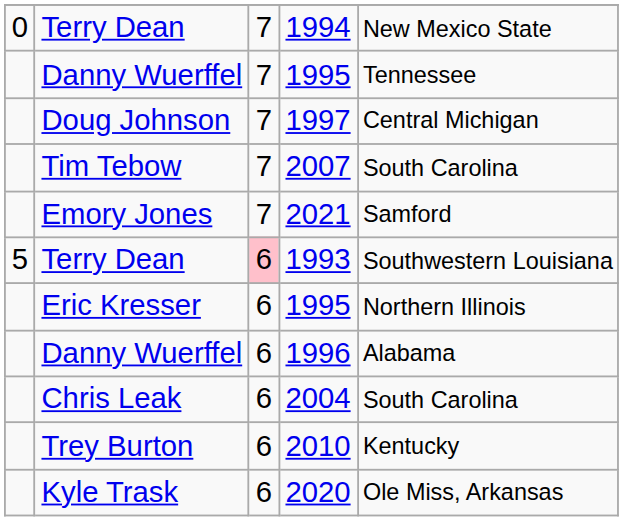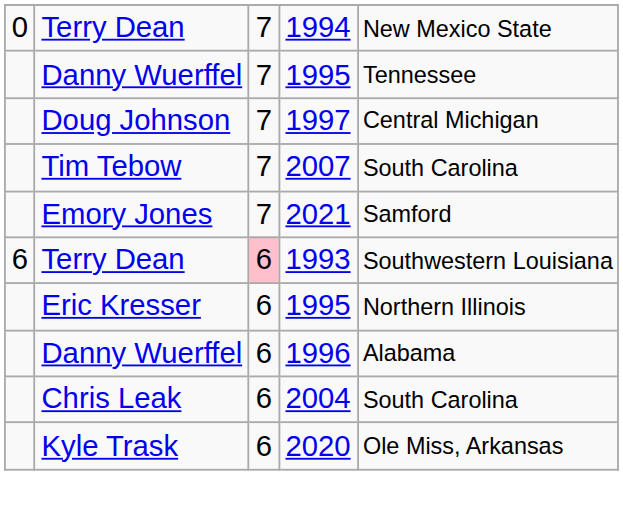(20, 259) 5 -> (20, 259) 6
- row: (117, 445)
